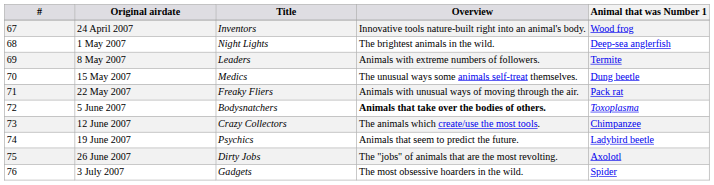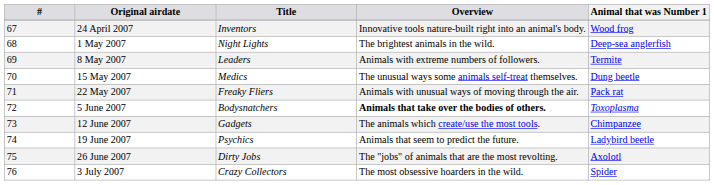(252, 124) Crazy Collectors -> (235, 124) Gadgets
(235, 172) Gadgets -> (252, 172) Crazy Collectors
